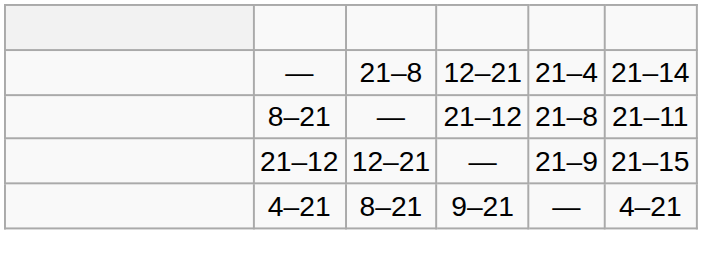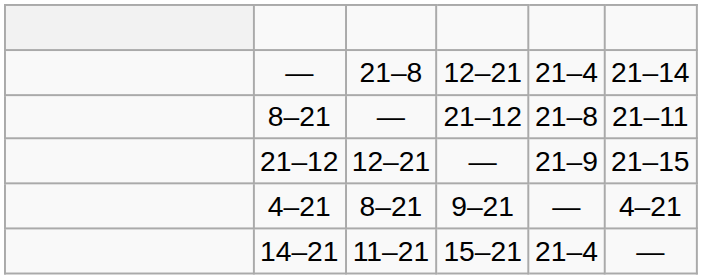+ row: (299, 251)
